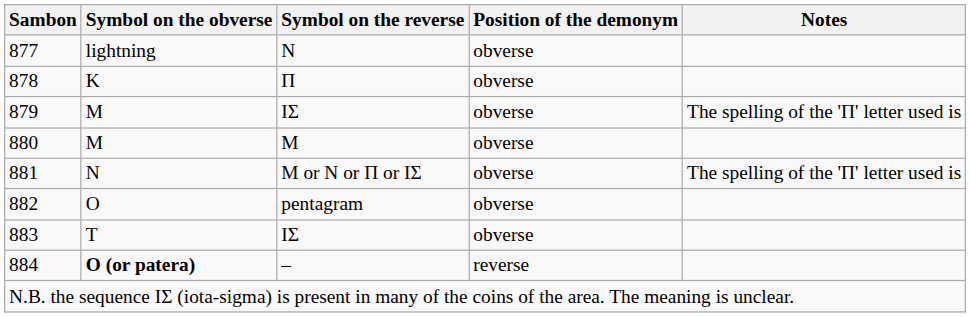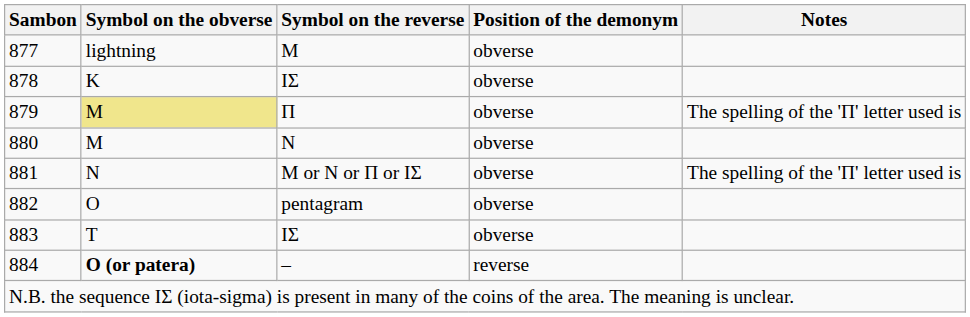(288, 50) Ν -> (290, 50) Μ
(288, 81) Π -> (290, 81) ΙΣ
(94, 111) no background -> (94, 111) khaki background
(290, 111) ΙΣ -> (288, 111) Π
(290, 142) Μ -> (288, 142) Ν
